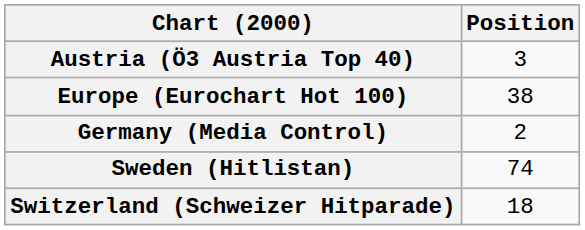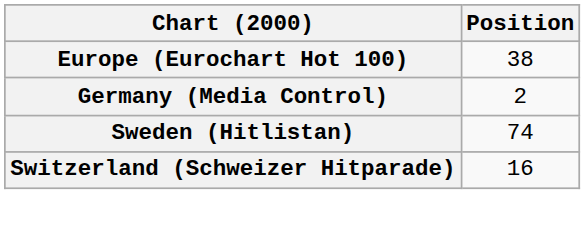- row: (233, 60)
(520, 206) 18 -> (520, 170) 16
